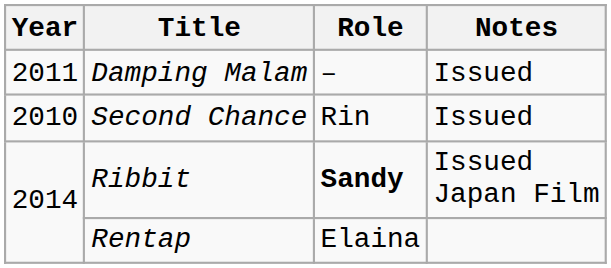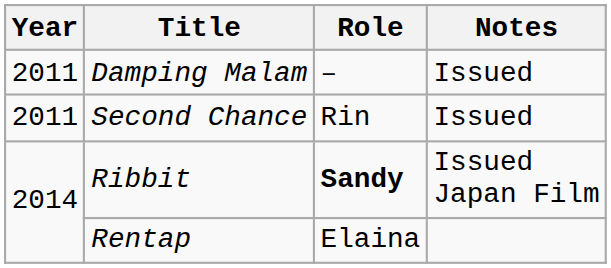(45, 118) 2010 -> (45, 118) 2011
